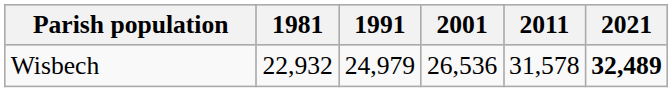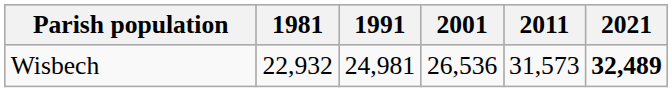(380, 65) 24,979 -> (380, 65) 24,981
(544, 65) 31,578 -> (544, 65) 31,573
